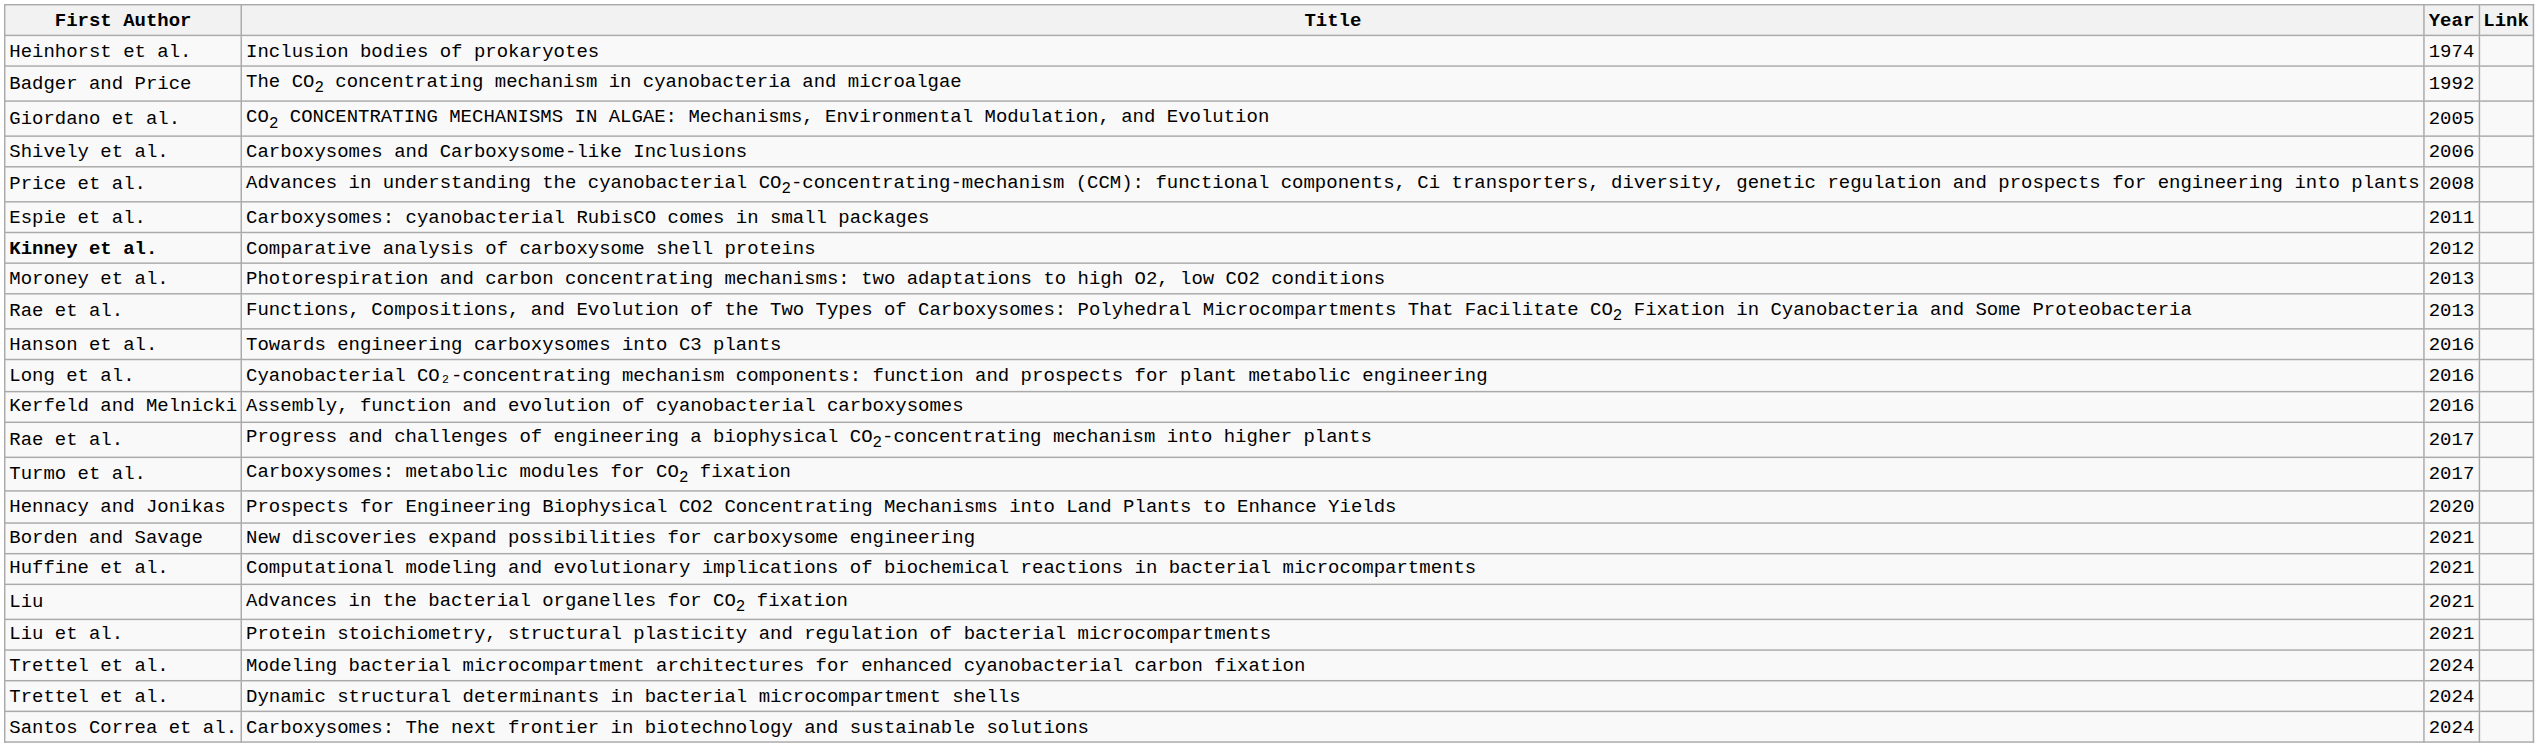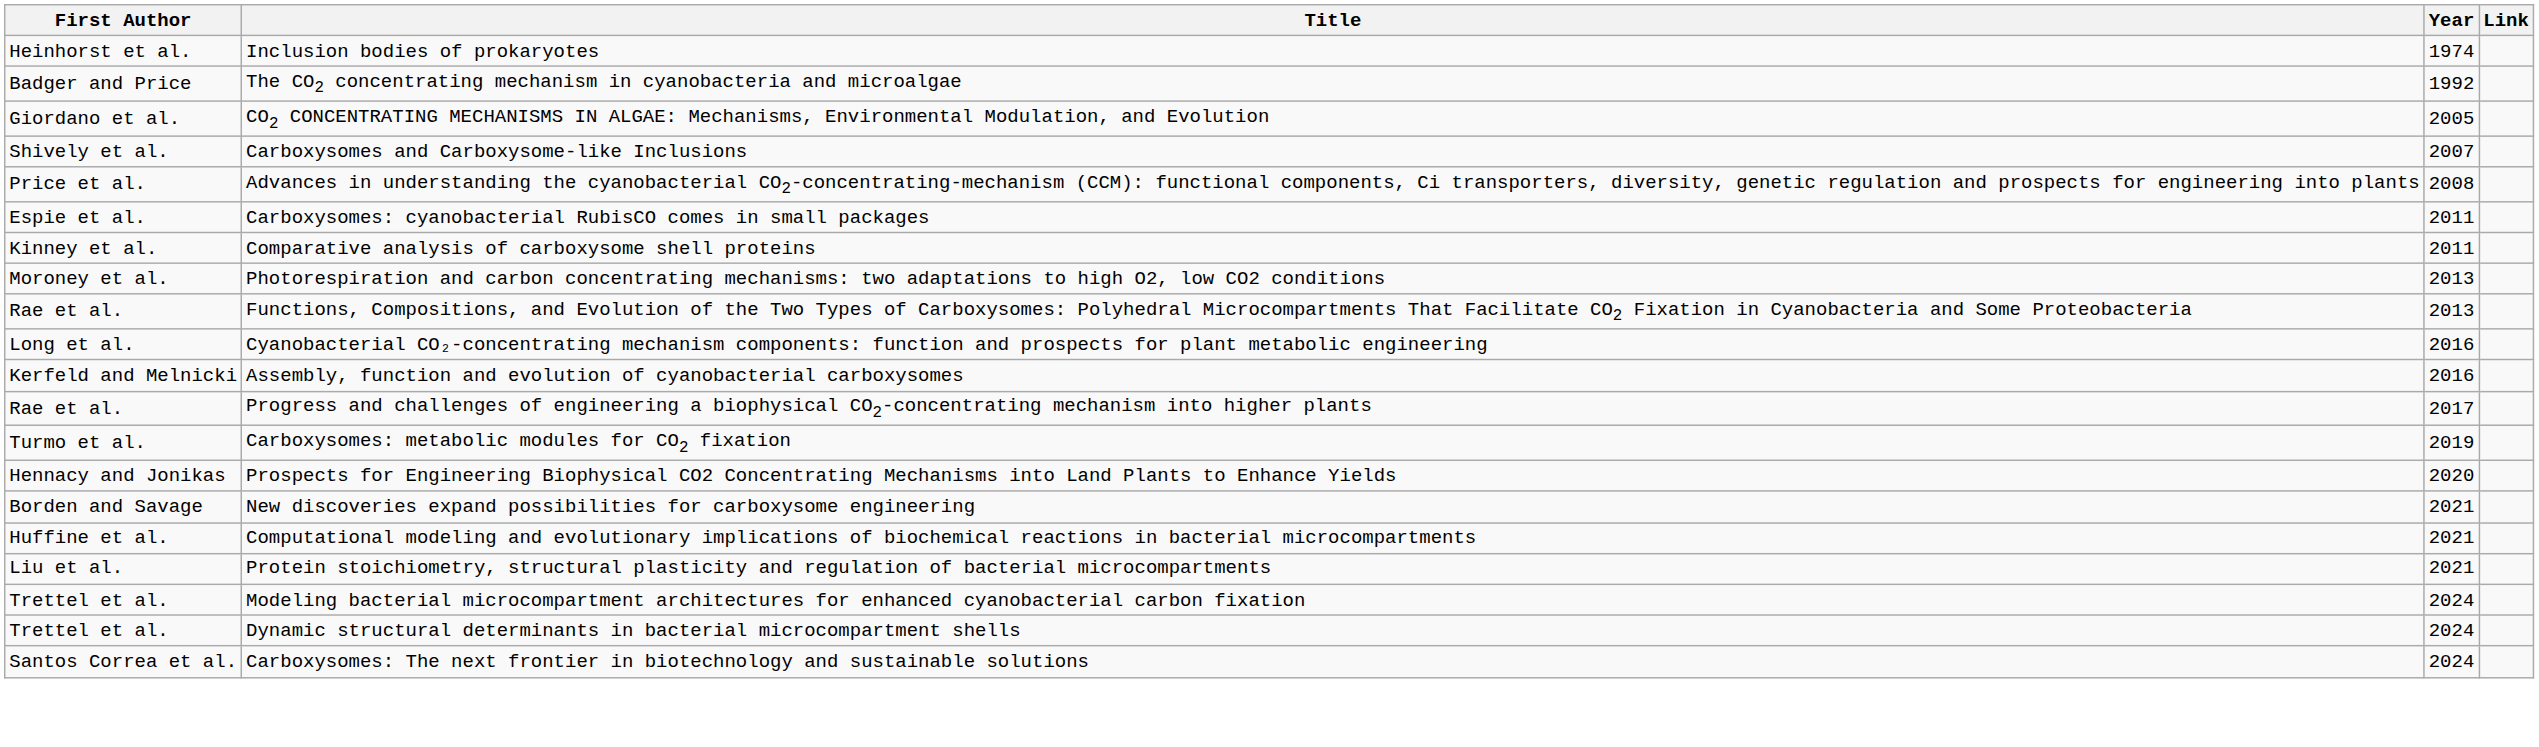(2452, 152) 2006 -> (2452, 152) 2007
(83, 248) bold -> (83, 248) normal
(2452, 248) 2012 -> (2452, 248) 2011
- row: (514, 345)
(2452, 474) 2017 -> (2452, 443) 2019
- row: (547, 602)
